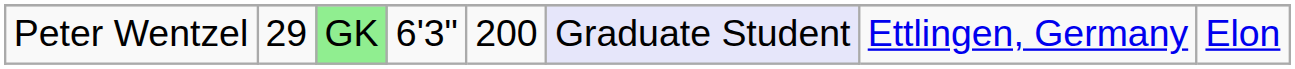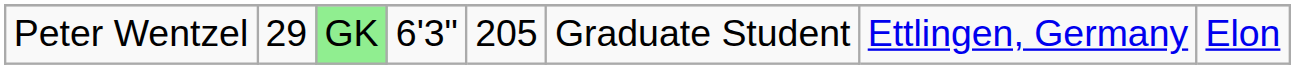(506, 34) 200 -> (506, 34) 205
(703, 34) lavender background -> (703, 34) no background
